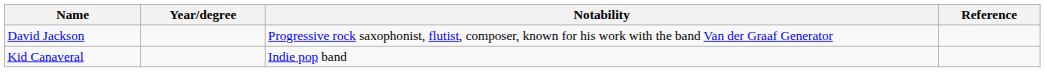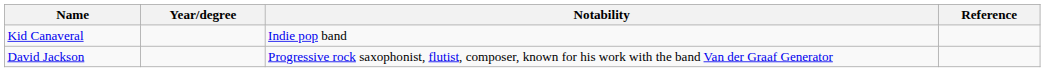rows swapped: (46, 56) <-> (46, 35)
